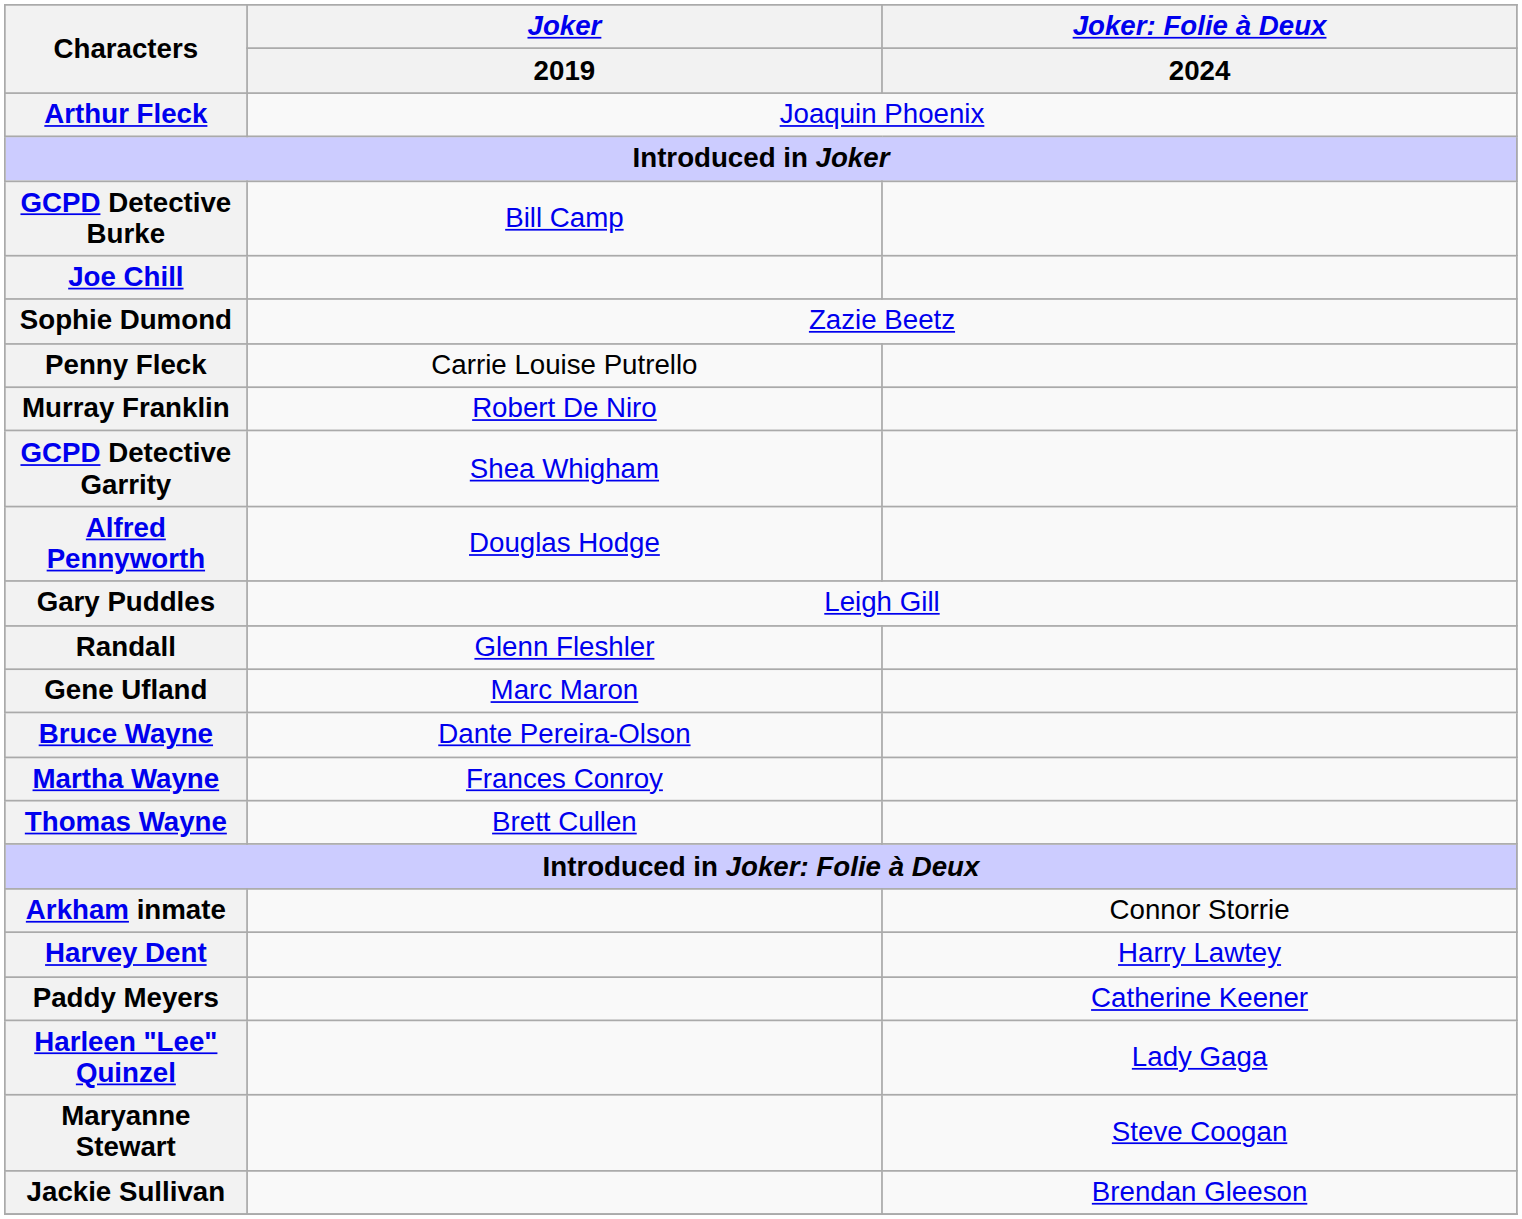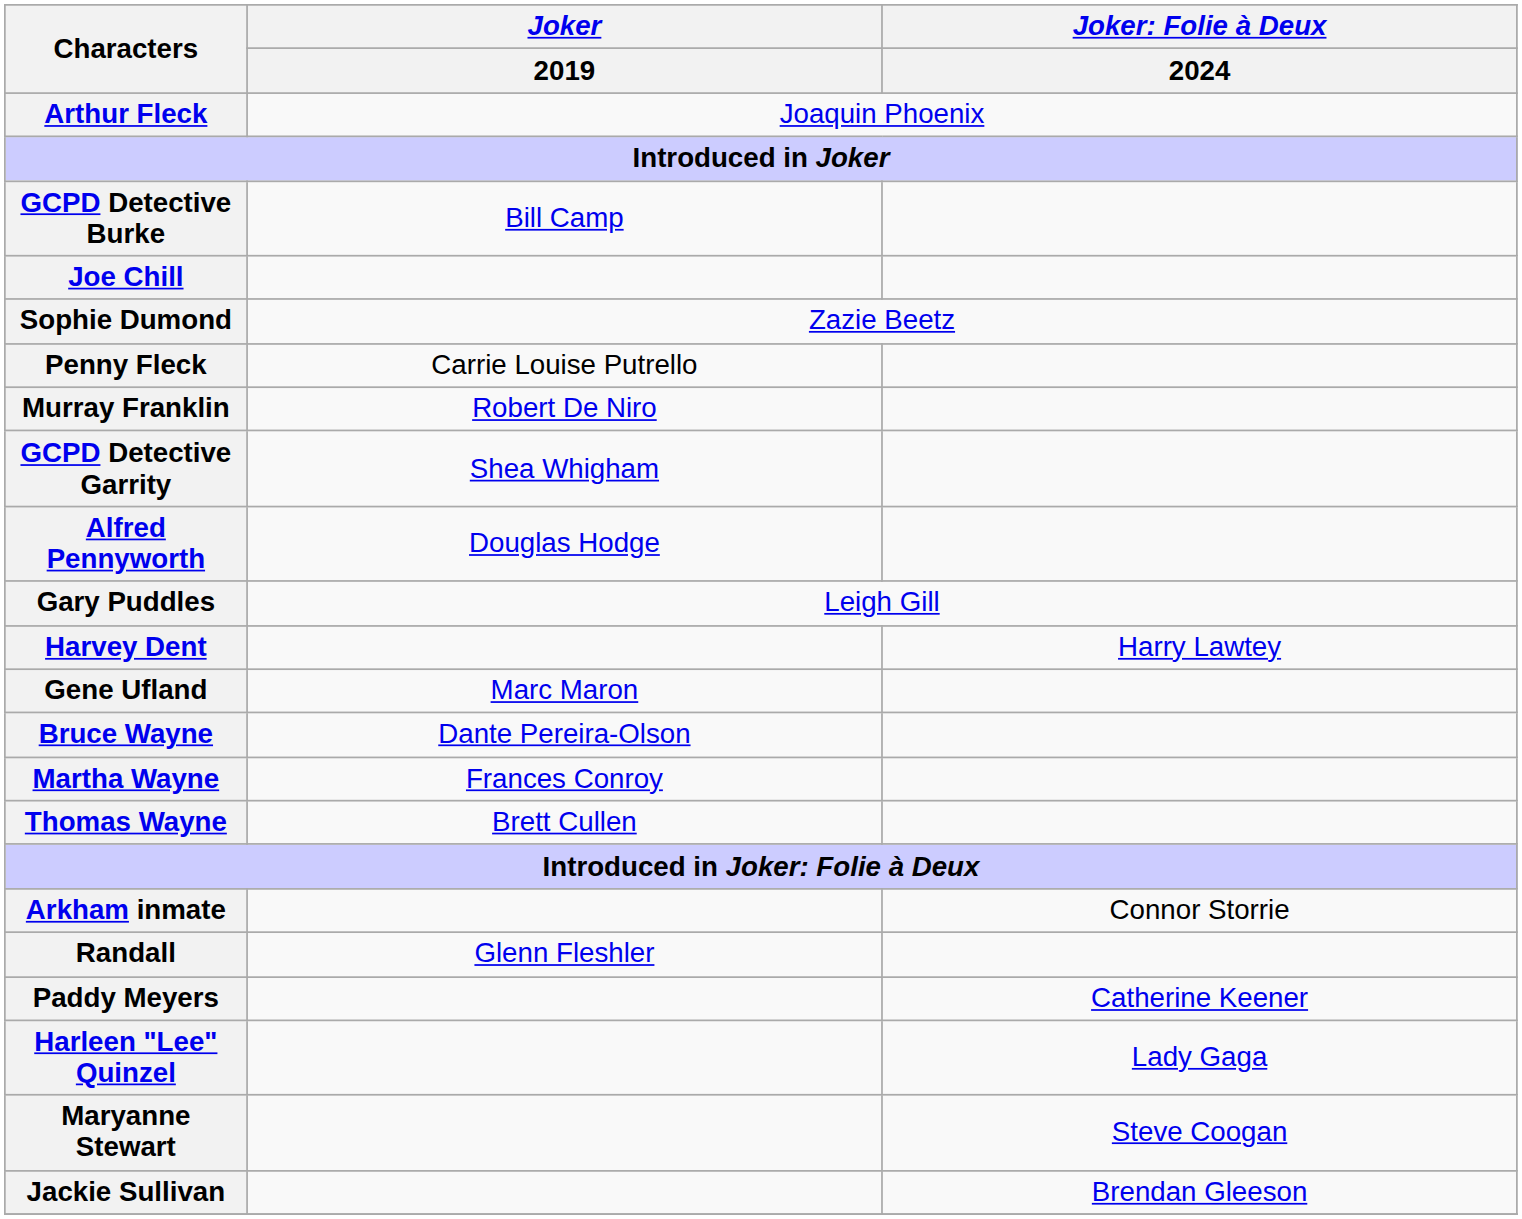rows swapped: (126, 646) <-> (126, 953)
